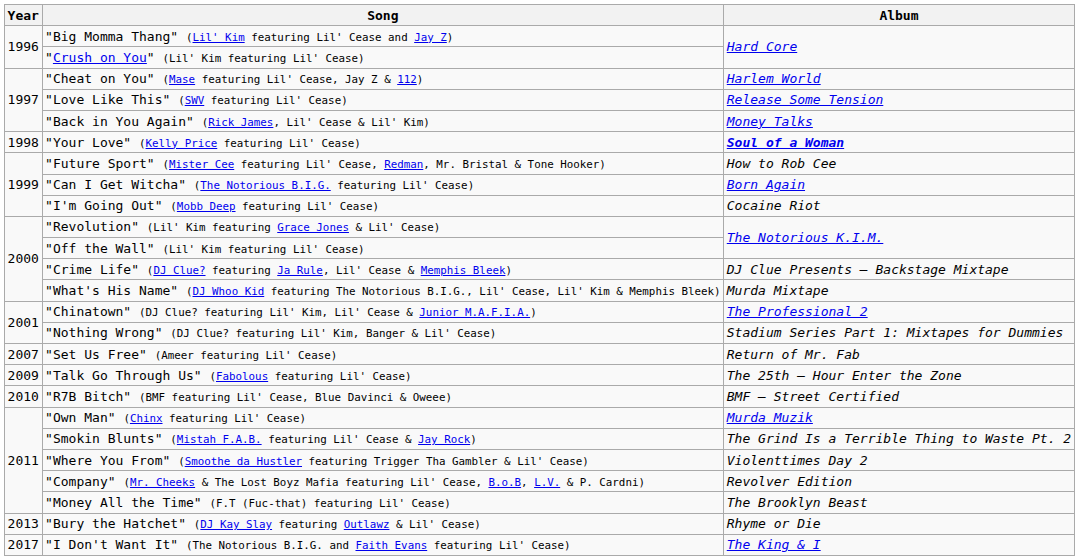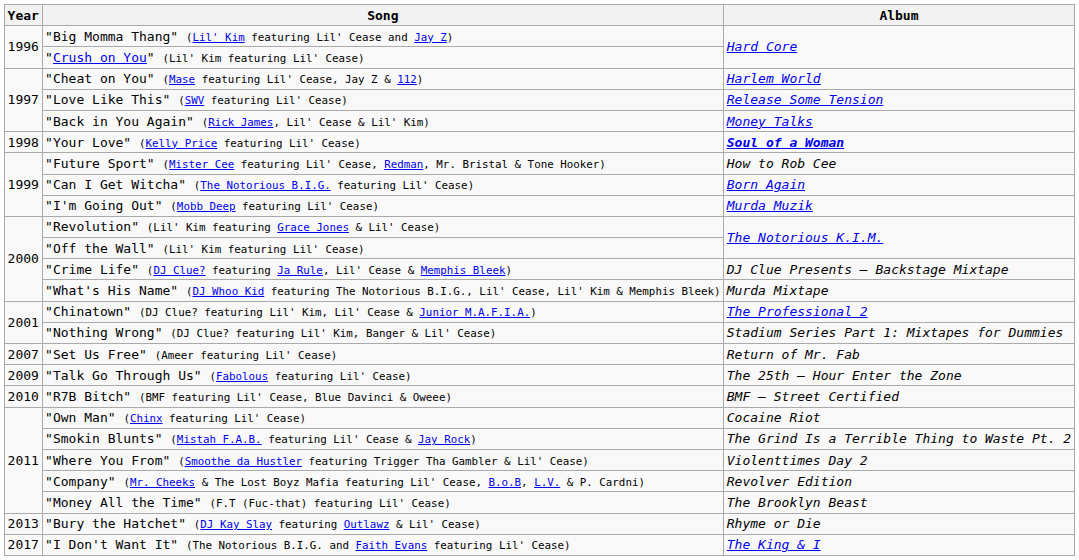(774, 206) Cocaine Riot -> (770, 206) Murda Muzik
(770, 418) Murda Muzik -> (774, 418) Cocaine Riot
